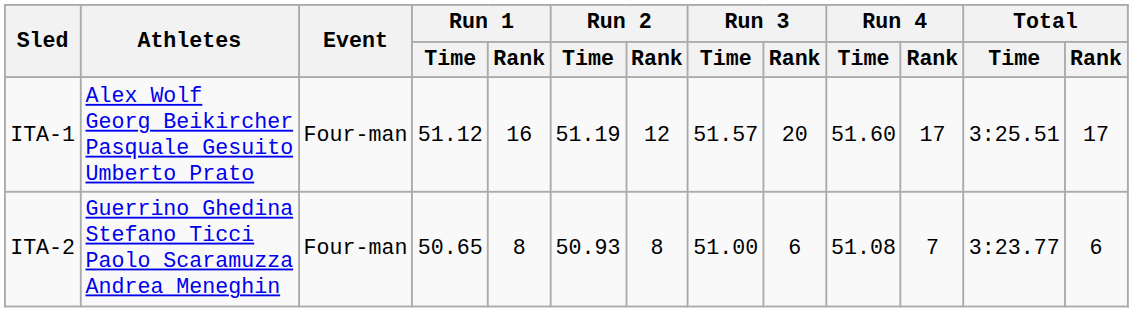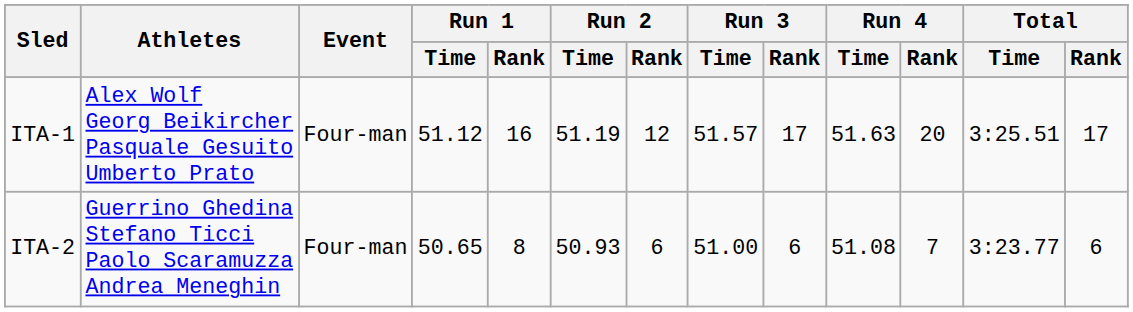(795, 134) 20 -> (795, 134) 17
(864, 134) 51.60 -> (864, 134) 51.63
(932, 134) 17 -> (932, 134) 20
(657, 248) 8 -> (657, 248) 6
